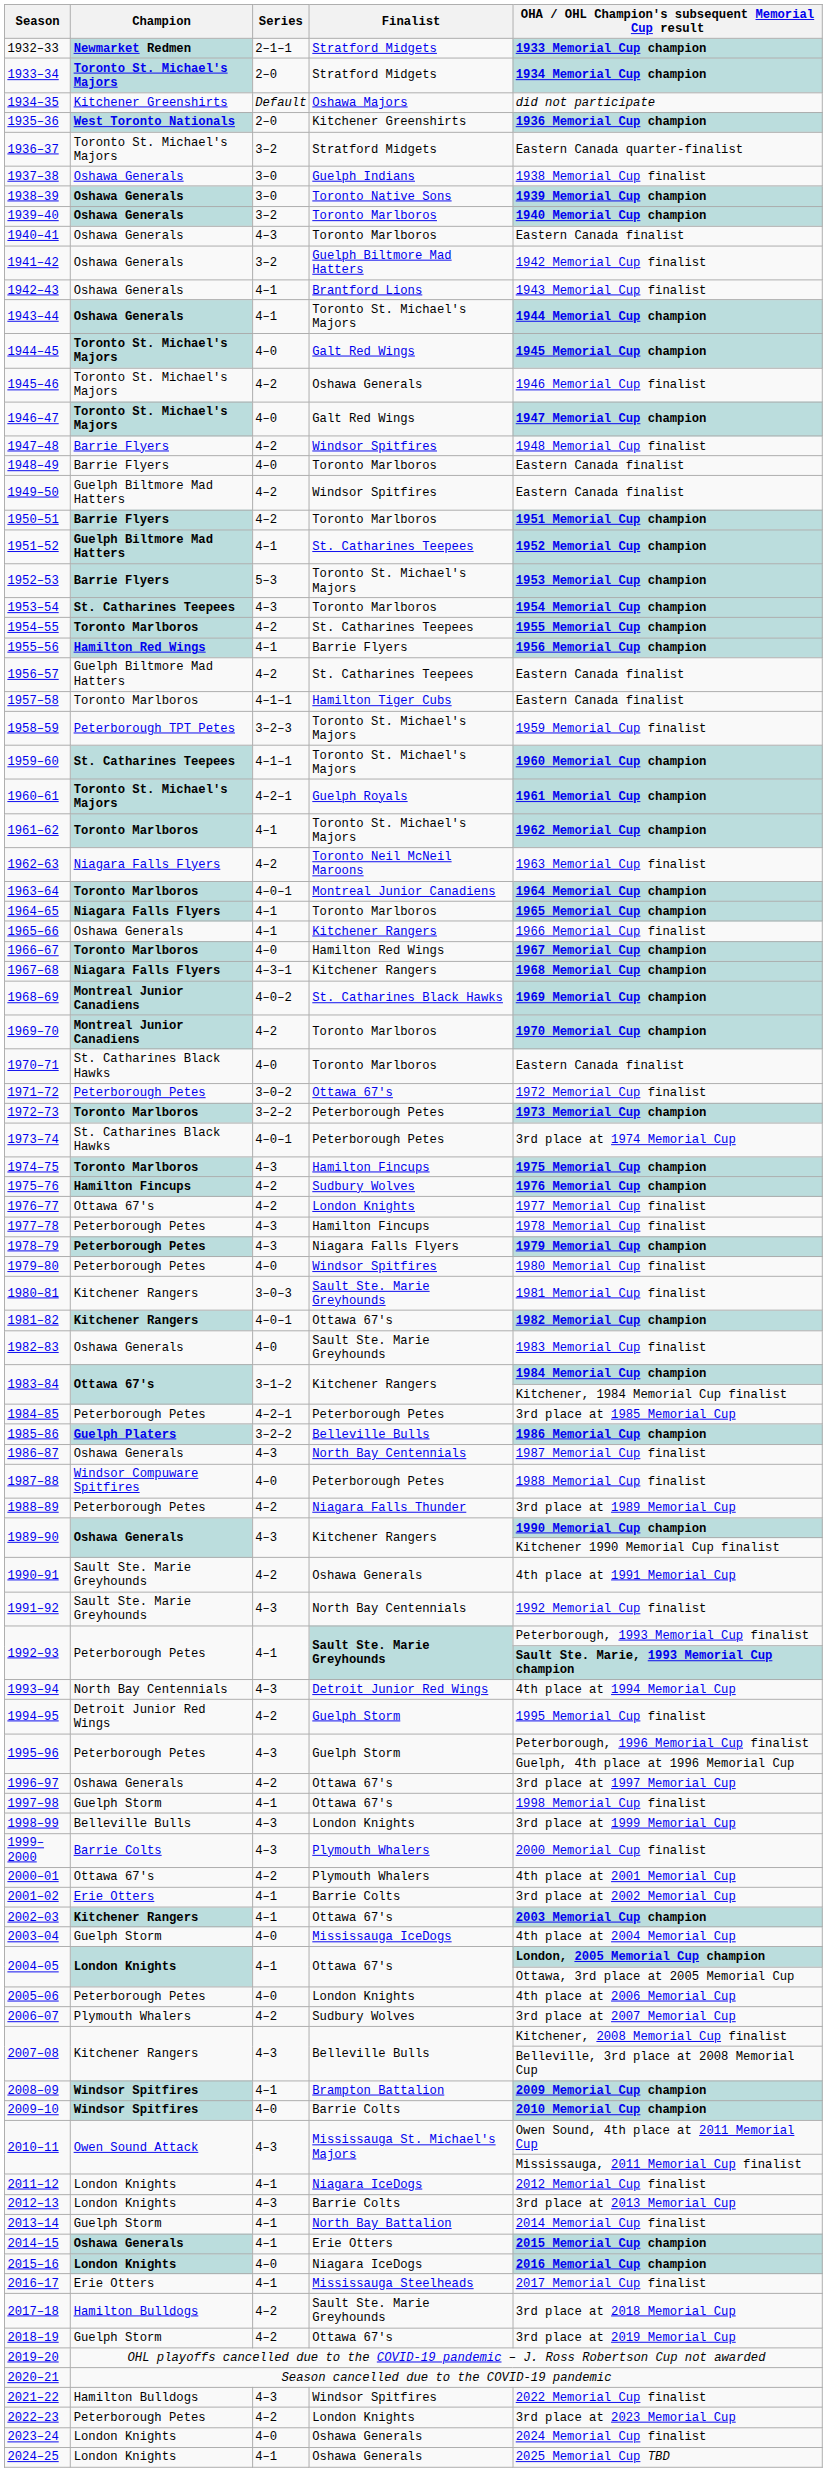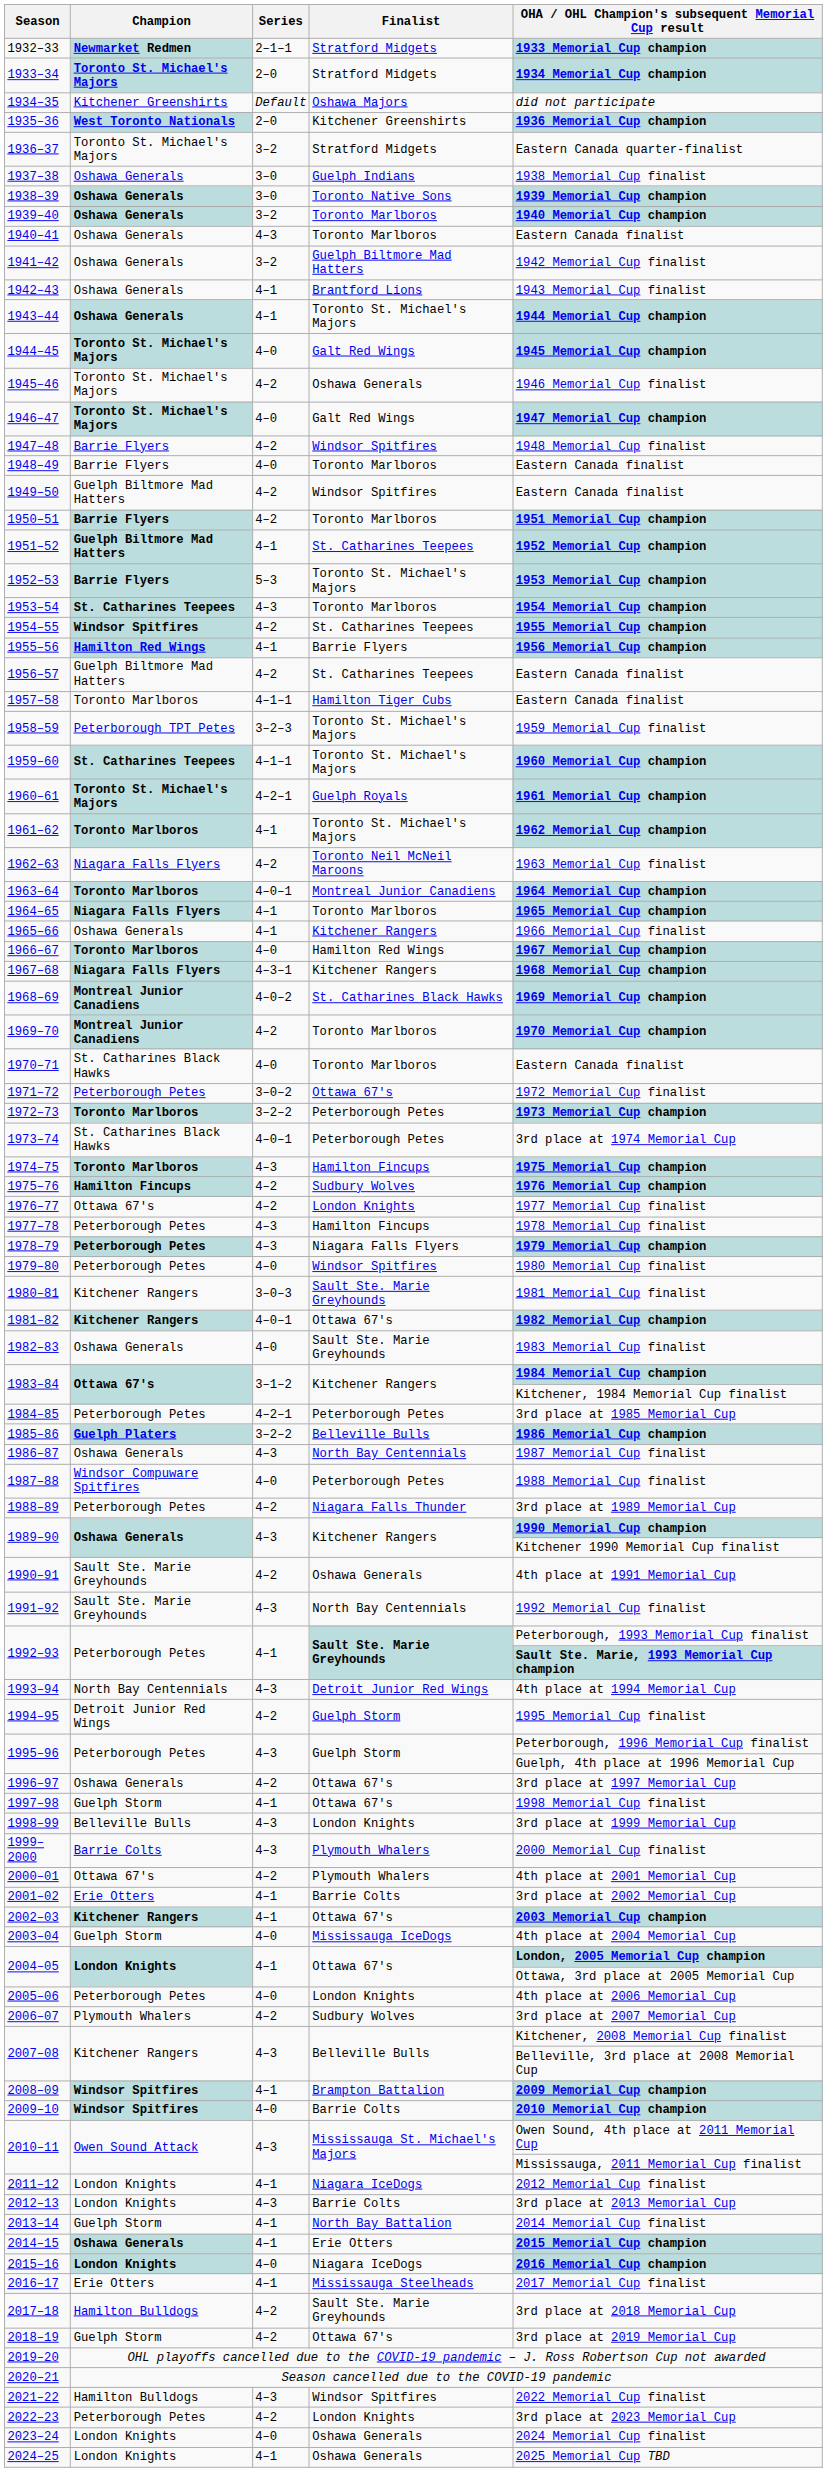(136, 628) Toronto Marlboros -> (136, 628) Windsor Spitfires
